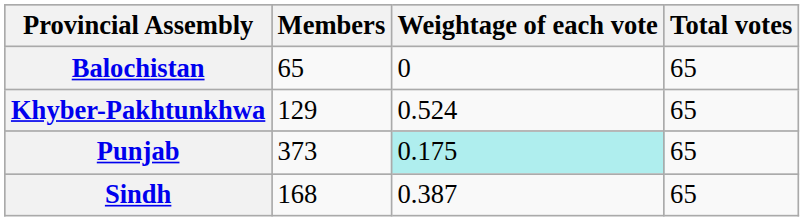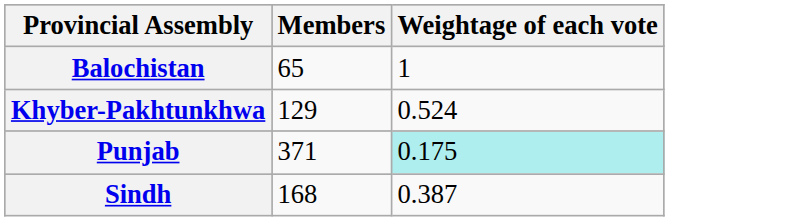- column: (731, 25)
(404, 67) 0 -> (404, 67) 1
(297, 151) 373 -> (297, 151) 371
